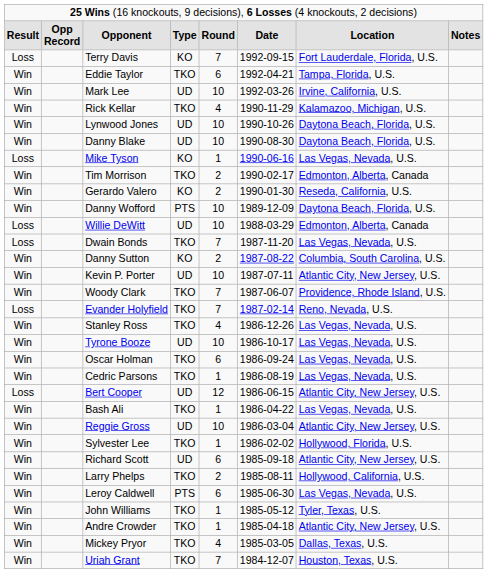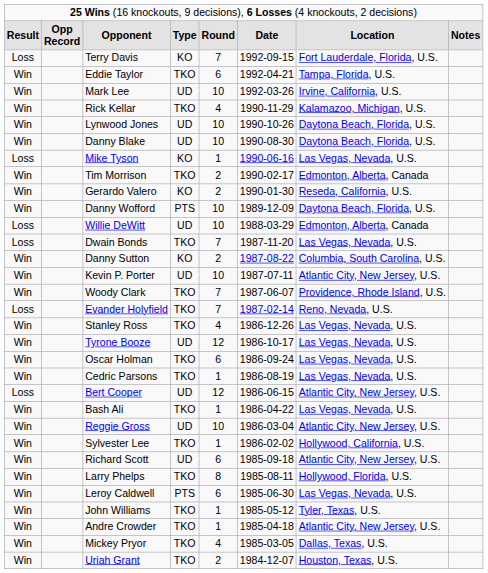(218, 342) 10 -> (218, 342) 12
(355, 443) Hollywood, Florida, U.S. -> (362, 443) Hollywood, California, U.S.
(218, 476) 2 -> (218, 476) 8
(362, 476) Hollywood, California, U.S. -> (355, 476) Hollywood, Florida, U.S.
(218, 560) 7 -> (218, 560) 2
